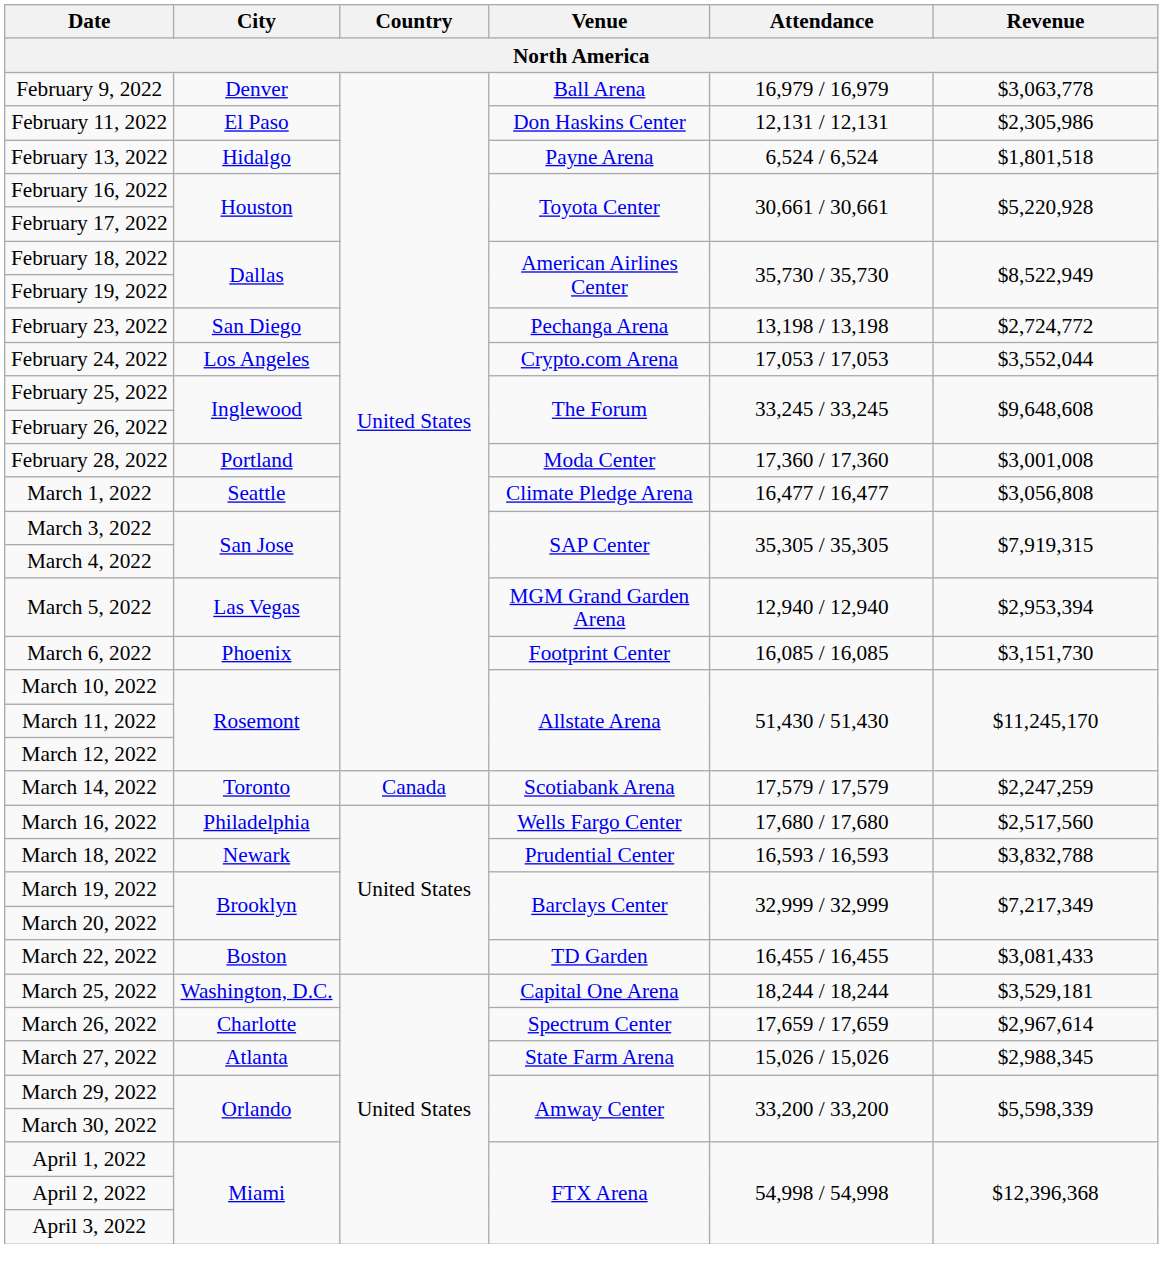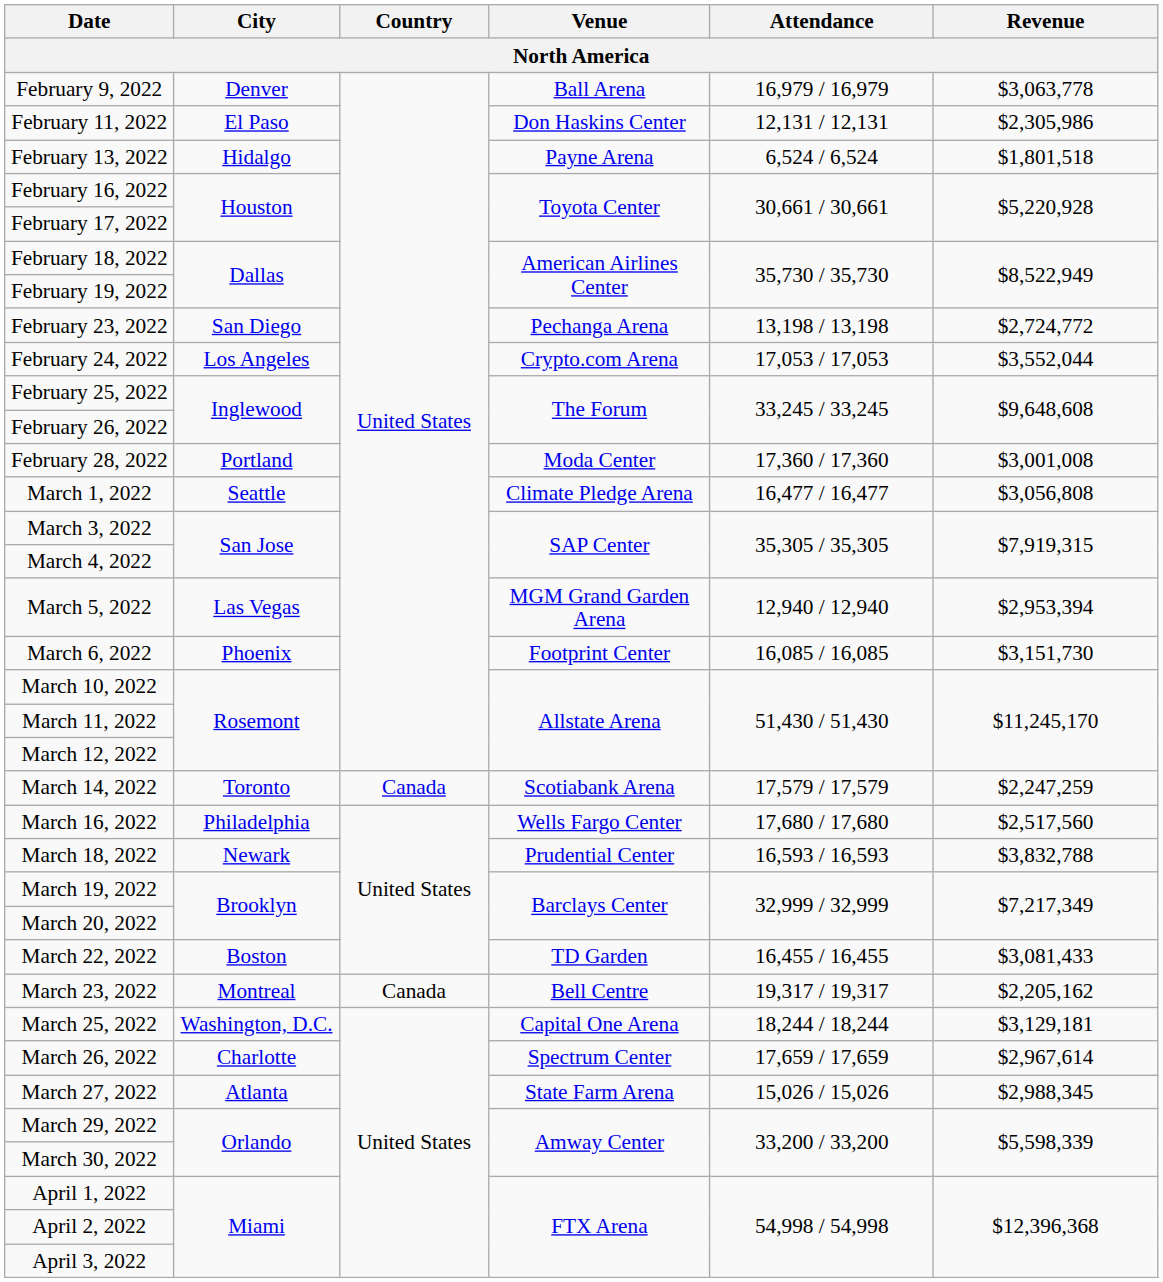+ row: (89, 990)
(1046, 990) $3,529,181 -> (1046, 1024) $3,129,181
